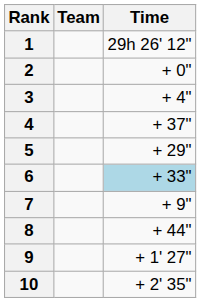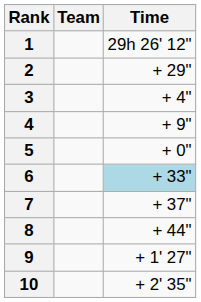(177, 71) + 0" -> (172, 71) + 29"
(172, 124) + 37" -> (177, 124) + 9"
(172, 151) + 29" -> (177, 151) + 0"
(177, 204) + 9" -> (172, 204) + 37"
